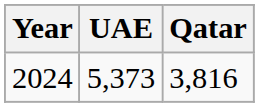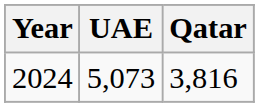(121, 76) 5,373 -> (121, 76) 5,073
